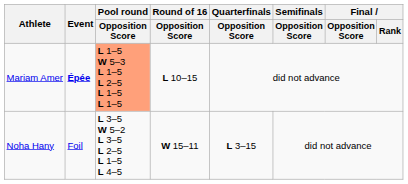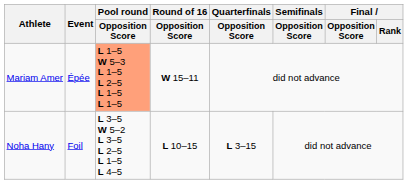(79, 78) bold -> (79, 78) normal
(180, 78) L 10–15 -> (180, 78) W 15–11
(180, 146) W 15–11 -> (180, 146) L 10–15
